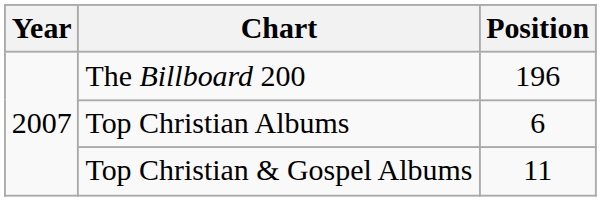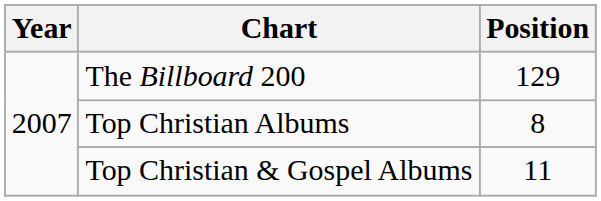(538, 75) 196 -> (538, 75) 129
(538, 123) 6 -> (538, 123) 8
